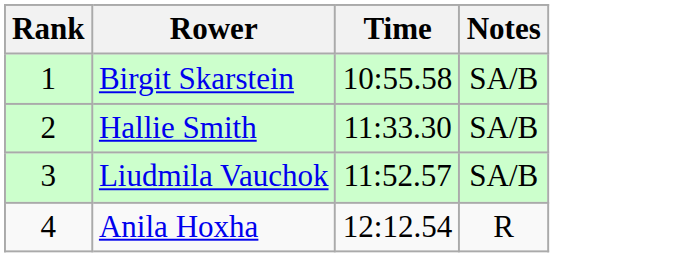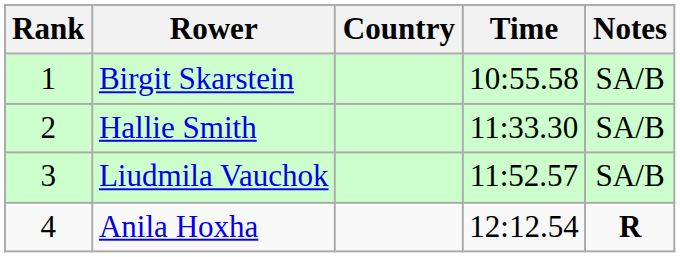+ column: (399, 29)
(504, 226) normal -> (630, 226) bold
